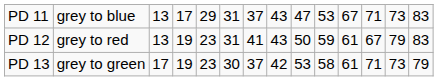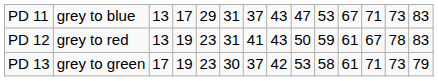(397, 40) 79 -> (397, 40) 78
